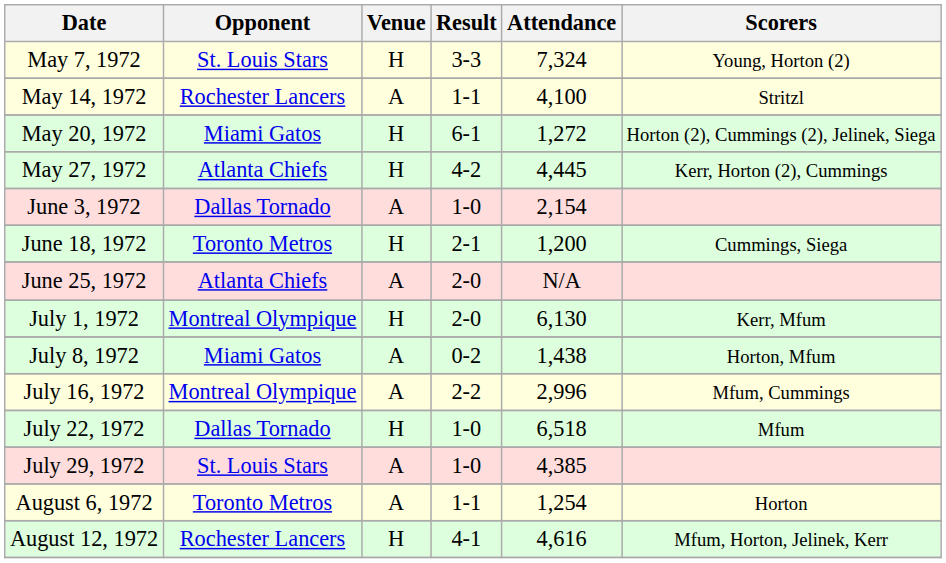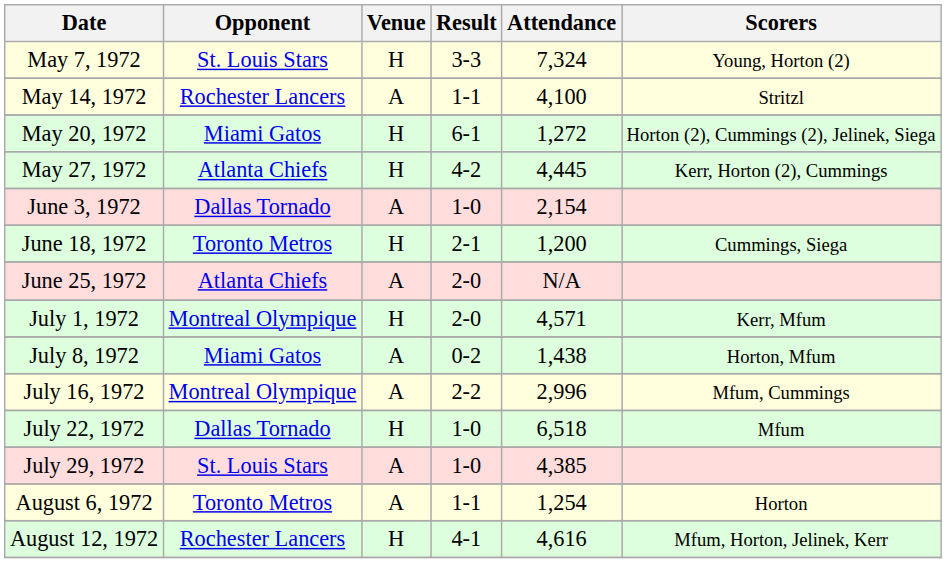(562, 317) 6,130 -> (562, 317) 4,571
